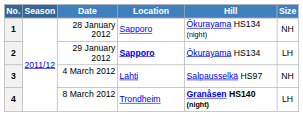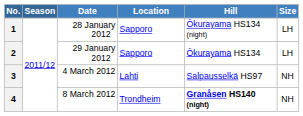(288, 29) NH -> (288, 29) LH
(137, 53) bold -> (136, 53) normal
(288, 99) LH -> (288, 99) NH
